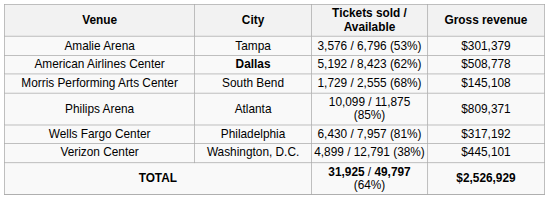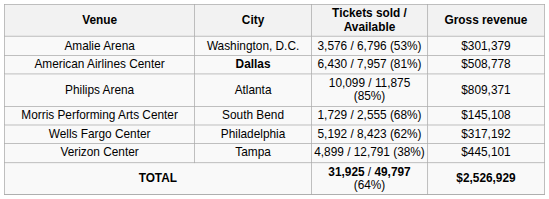(253, 45) Tampa -> (253, 45) Washington, D.C.
(370, 64) 5,192 / 8,423 (62%) -> (370, 64) 6,430 / 7,957 (81%)
rows swapped: (100, 108) <-> (100, 83)
(370, 134) 6,430 / 7,957 (81%) -> (370, 134) 5,192 / 8,423 (62%)
(253, 153) Washington, D.C. -> (253, 153) Tampa
